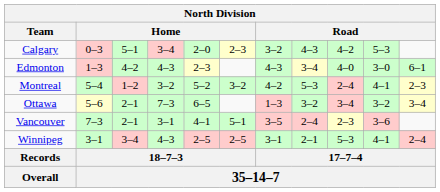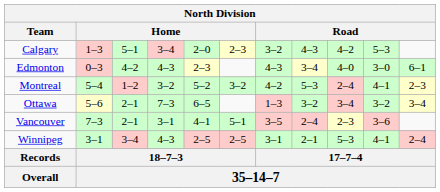(94, 49) 0–3 -> (94, 49) 1–3
(94, 67) 1–3 -> (94, 67) 0–3
